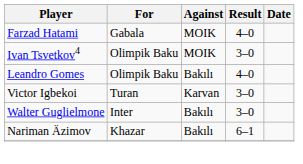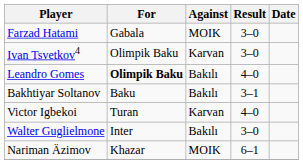(245, 33) 4–0 -> (250, 33) 3–0
(200, 53) MOIK -> (206, 53) Karvan
(144, 74) normal -> (147, 74) bold
+ row: (54, 93)
(245, 93) 3–0 -> (250, 112) 4–0
(199, 131) Bakılı -> (205, 150) MOIK
